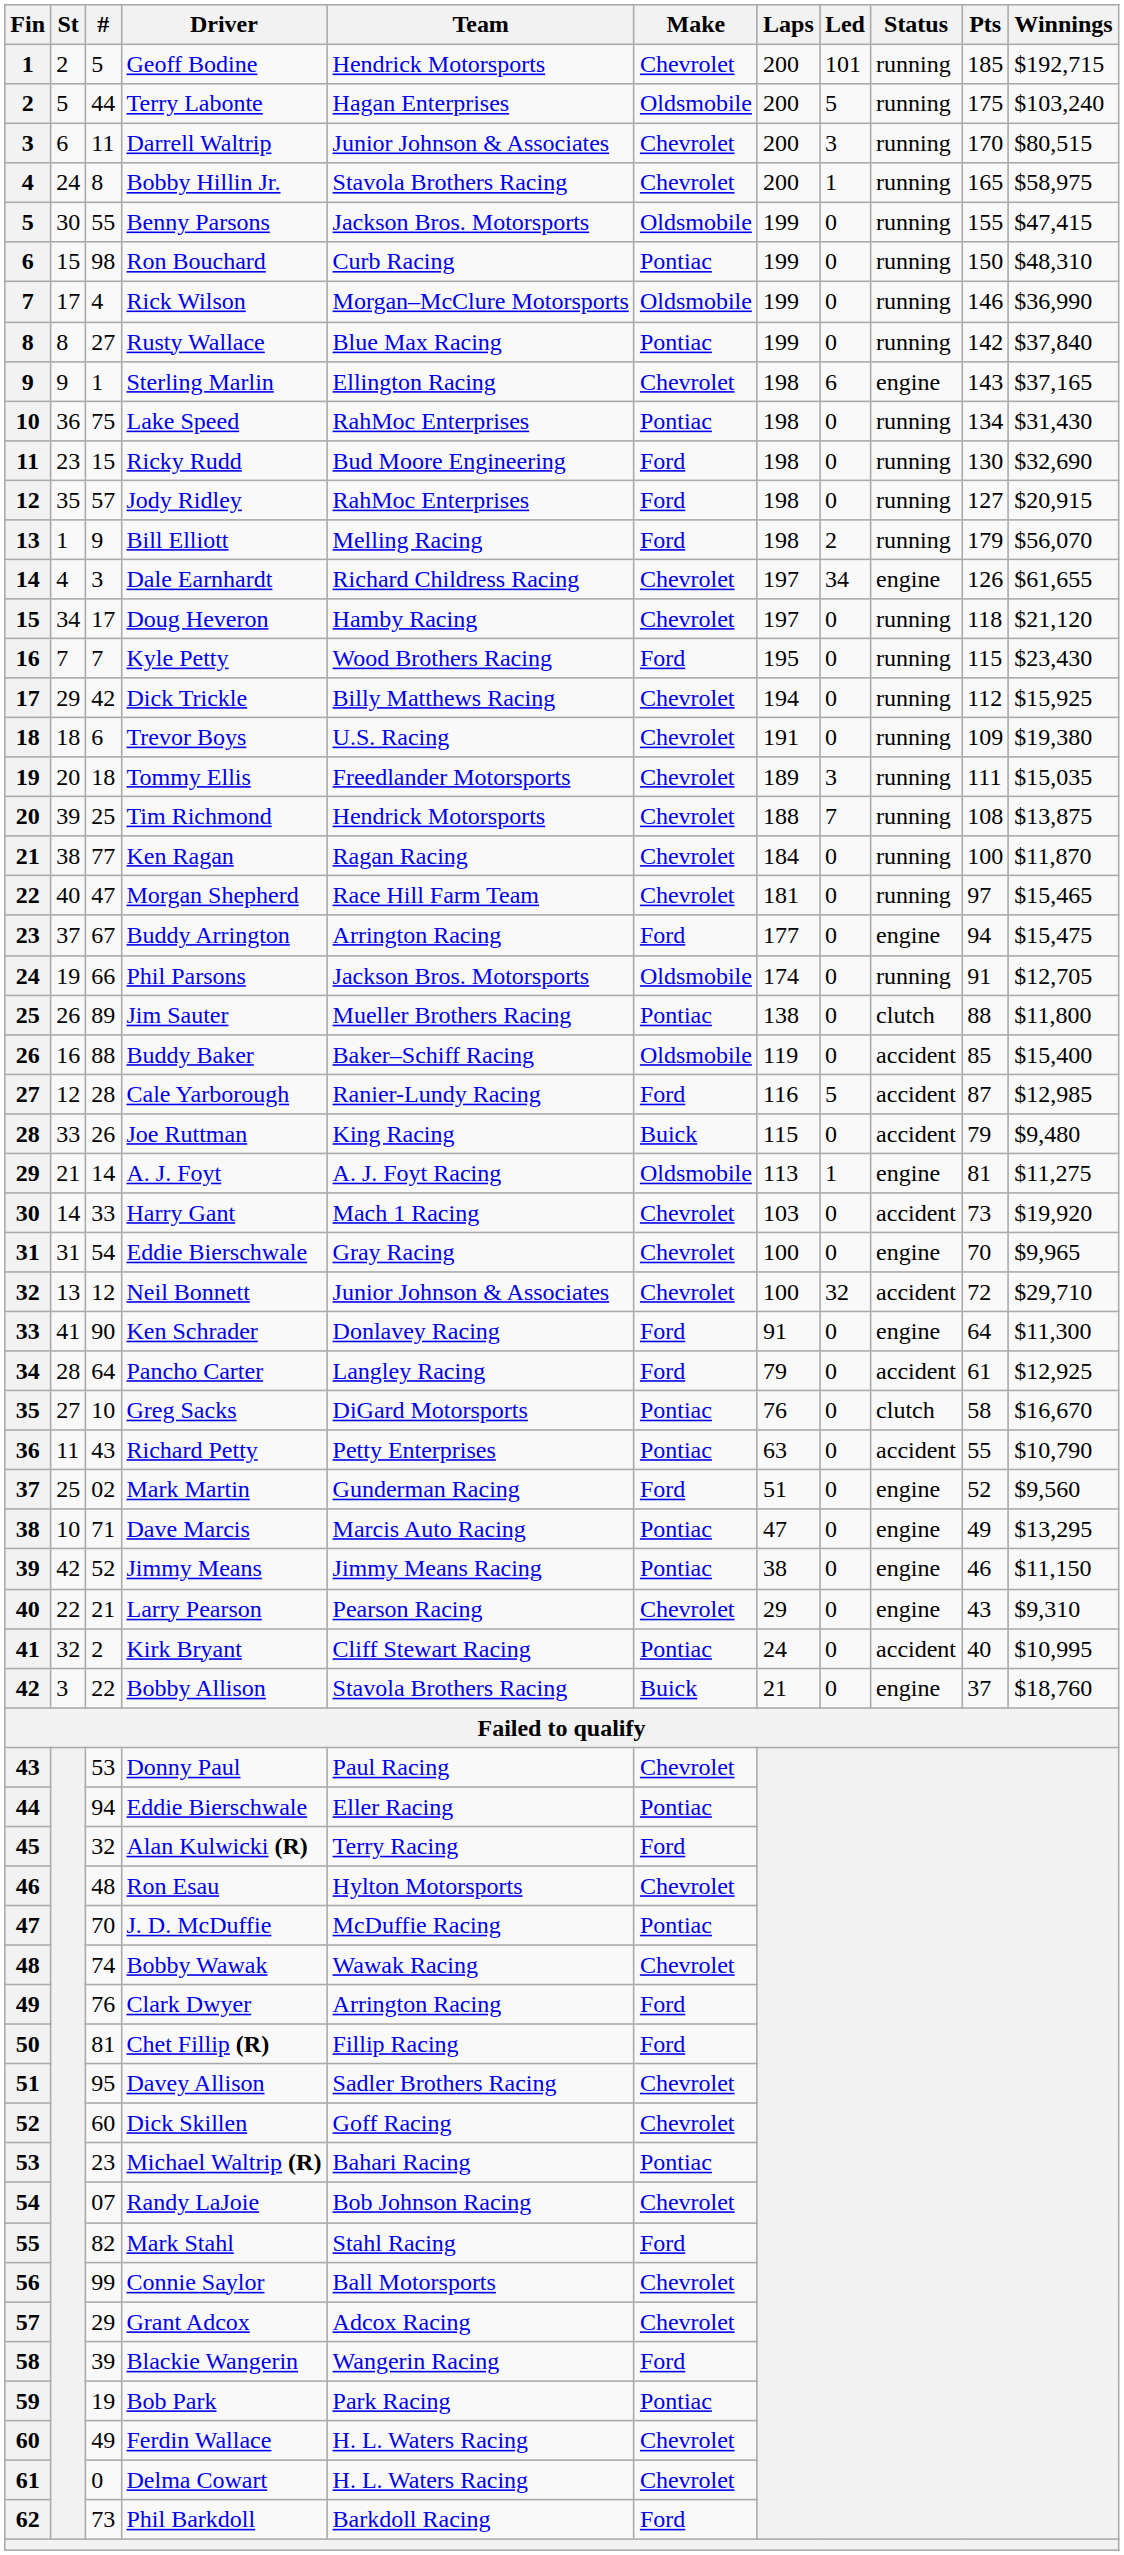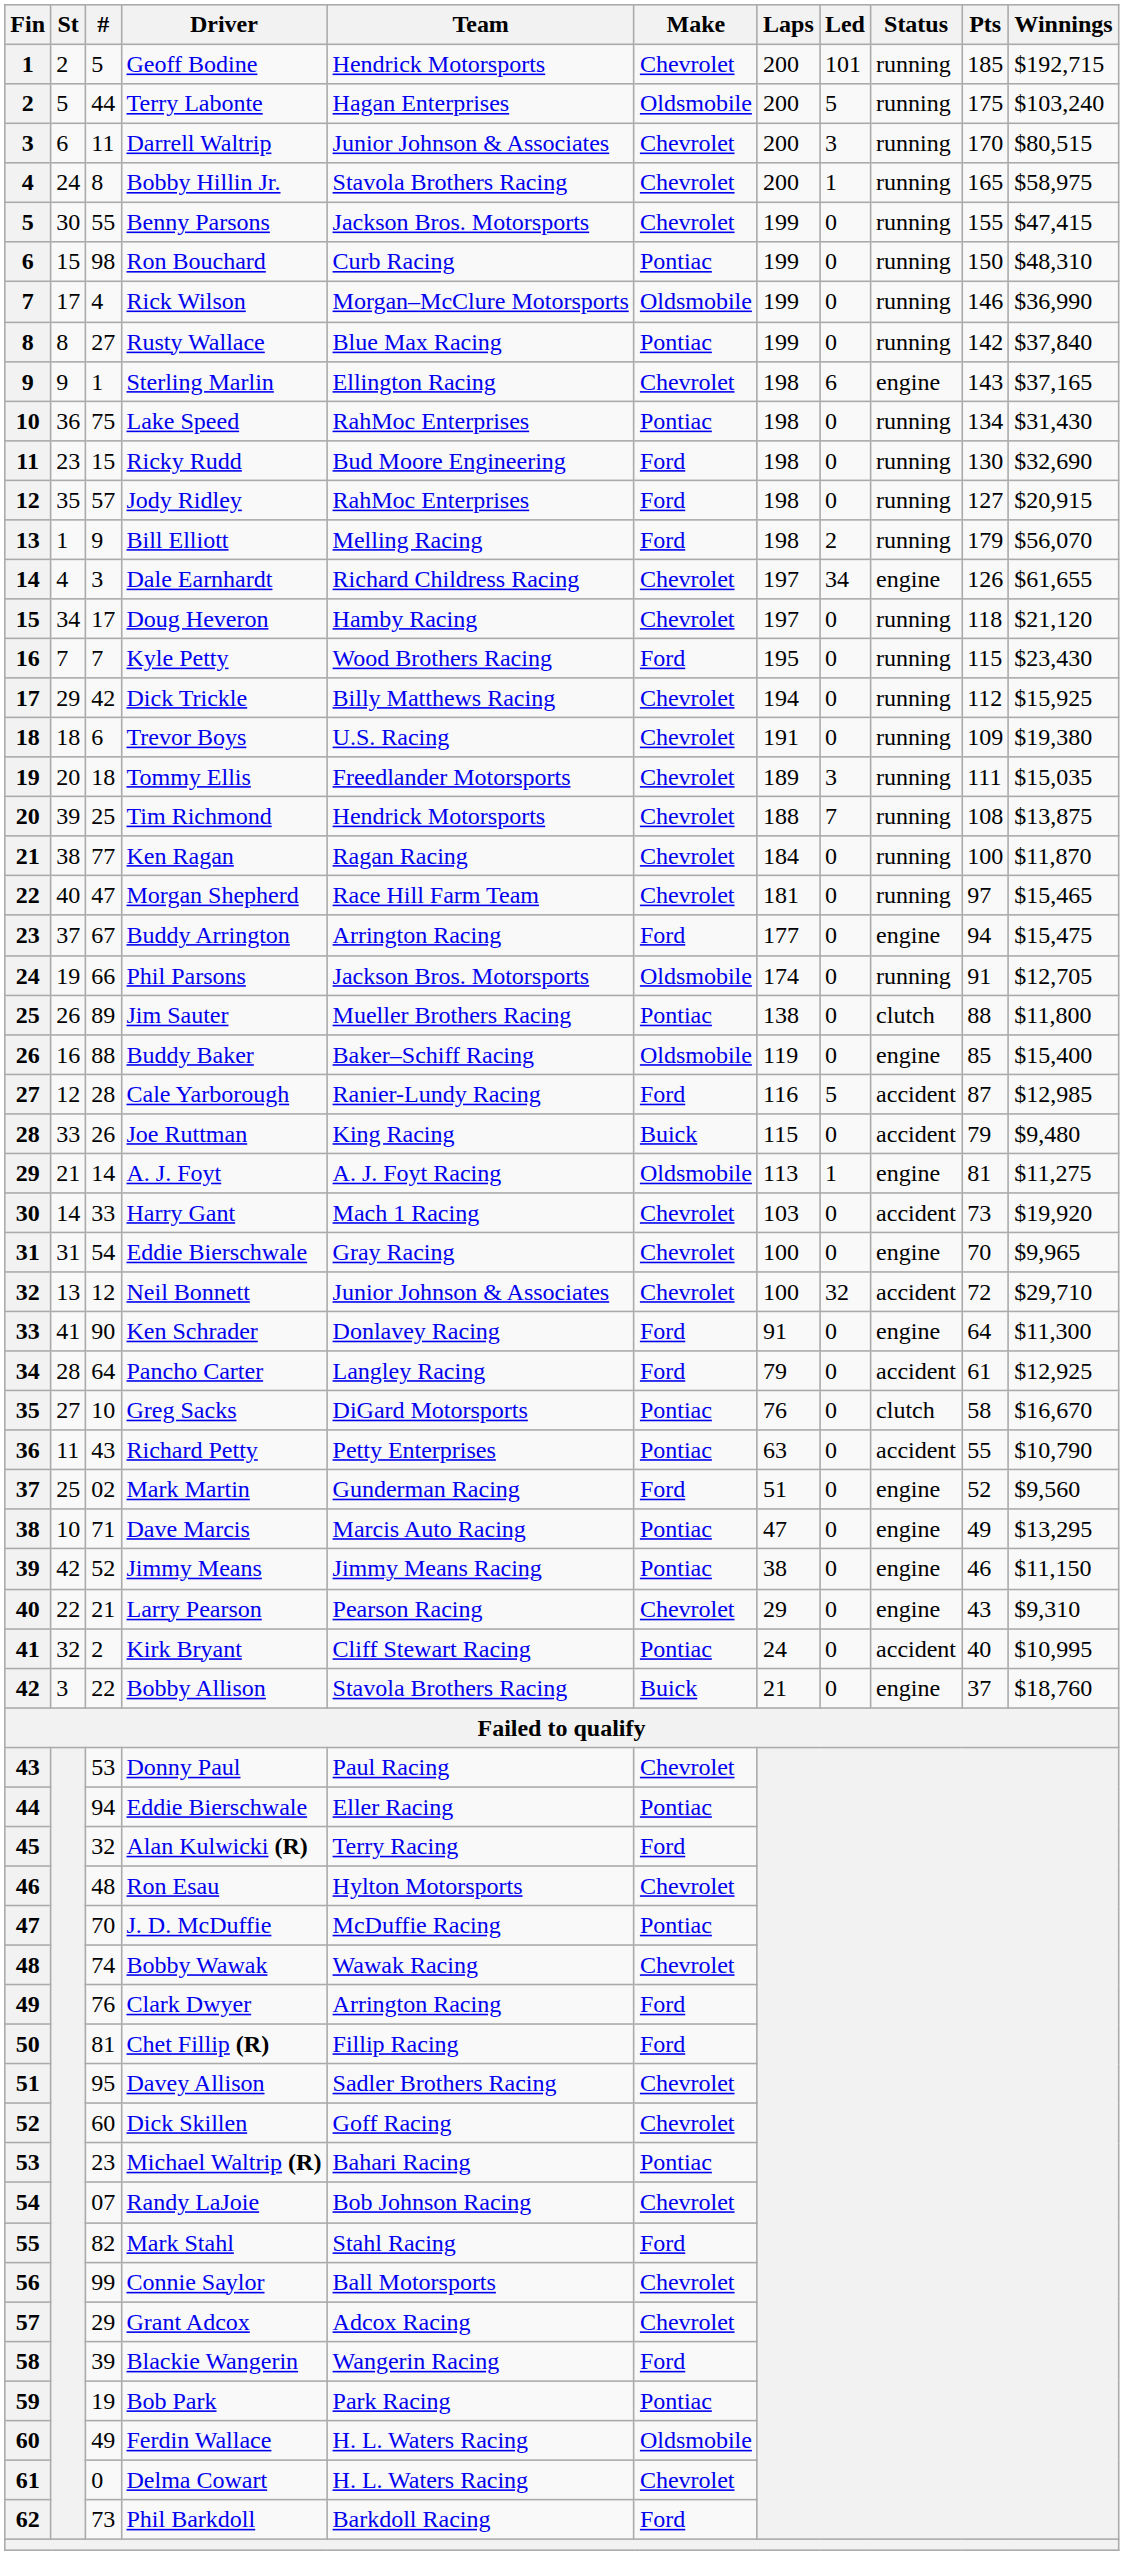(696, 222) Oldsmobile -> (687, 222) Chevrolet
(916, 1054) accident -> (908, 1054) engine
(687, 2440) Chevrolet -> (696, 2440) Oldsmobile
